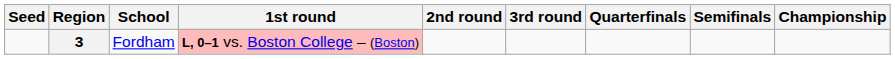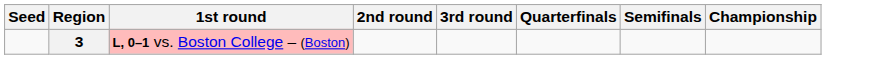- column: (144, 17)
